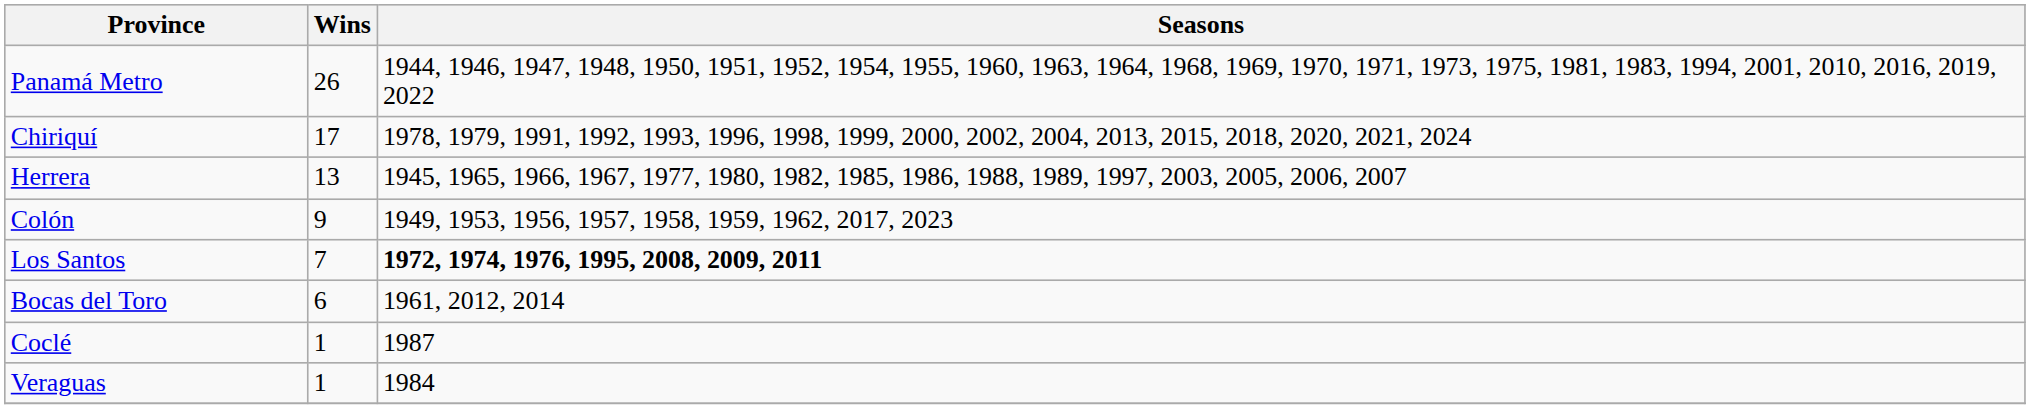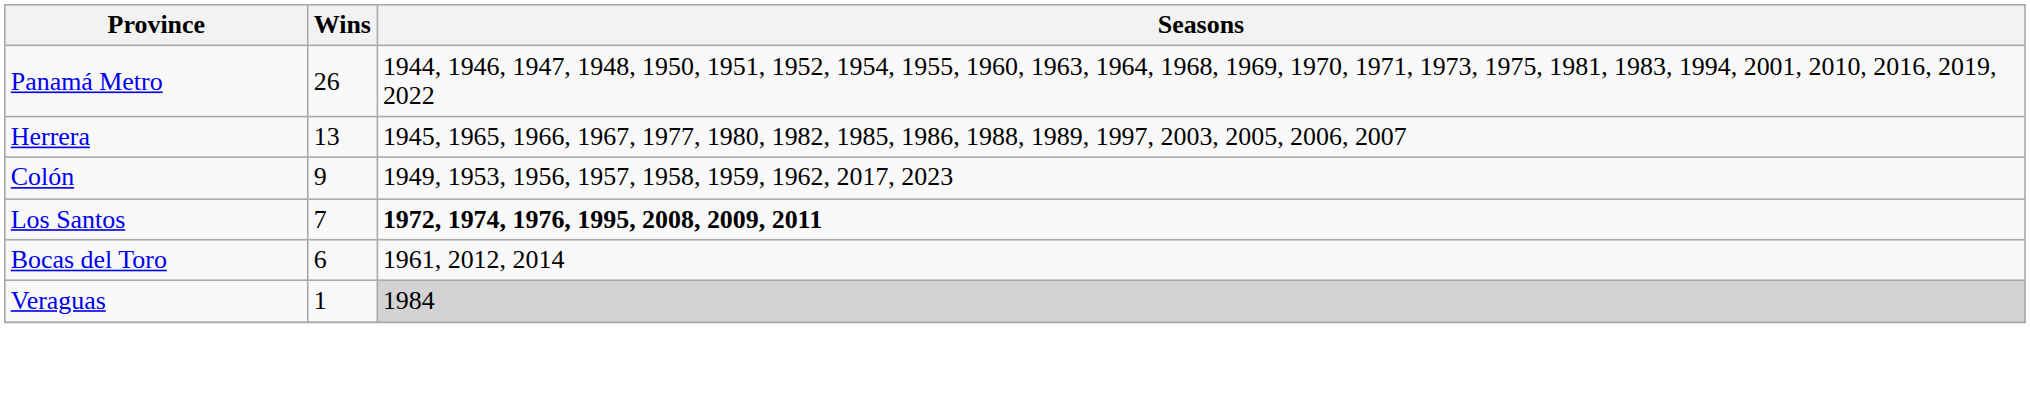- row: (54, 136)
- row: (41, 341)
(409, 383) no background -> (409, 300) lightgrey background
